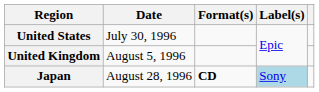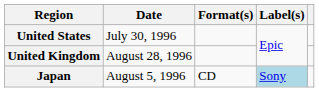(146, 55) August 5, 1996 -> (149, 55) August 28, 1996
(149, 76) August 28, 1996 -> (146, 76) August 5, 1996
(207, 76) bold -> (207, 76) normal
